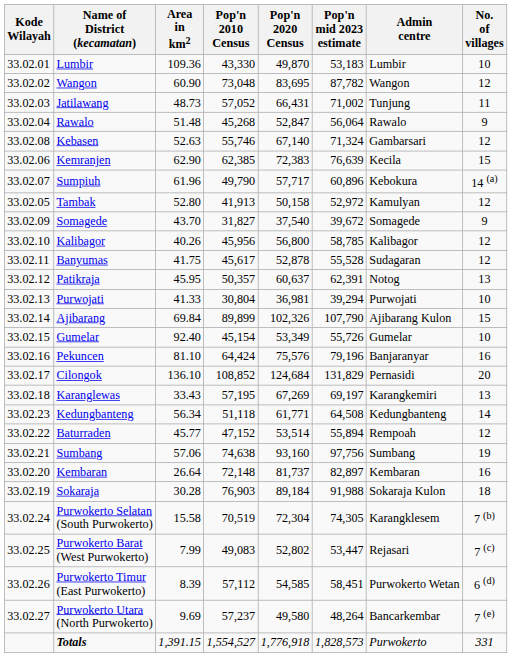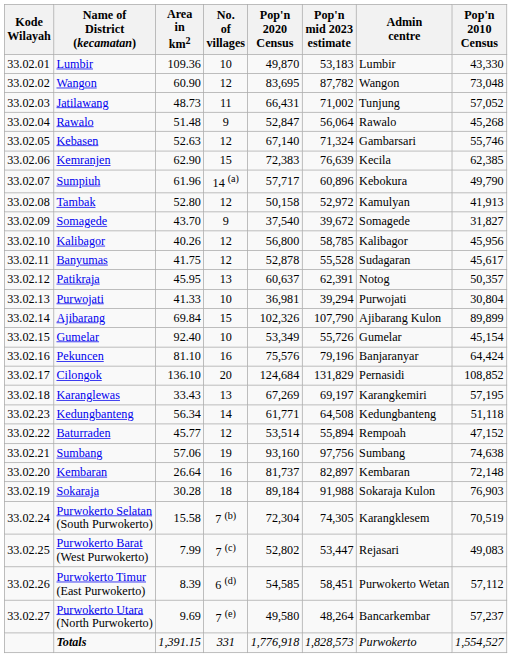columns swapped: (231, 29) <-> (484, 29)
(28, 141) 33.02.08 -> (28, 141) 33.02.05
(28, 202) 33.02.05 -> (28, 202) 33.02.08
